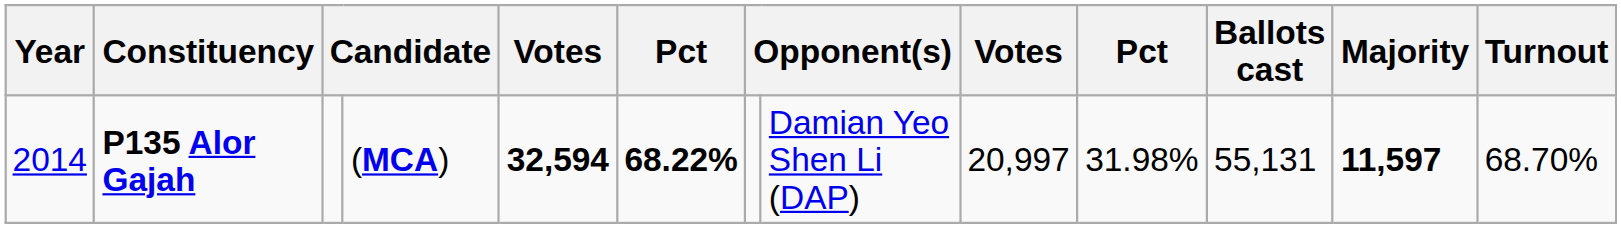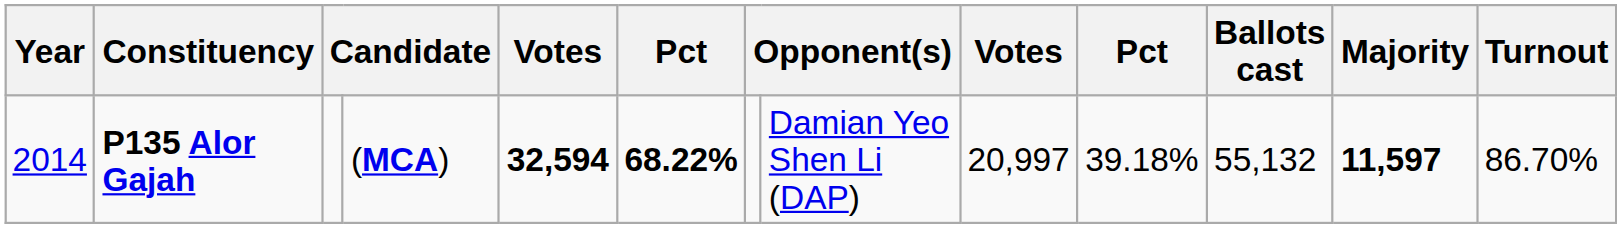(1142, 159) 31.98% -> (1142, 159) 39.18%
(1265, 159) 55,131 -> (1265, 159) 55,132
(1541, 159) 68.70% -> (1541, 159) 86.70%
